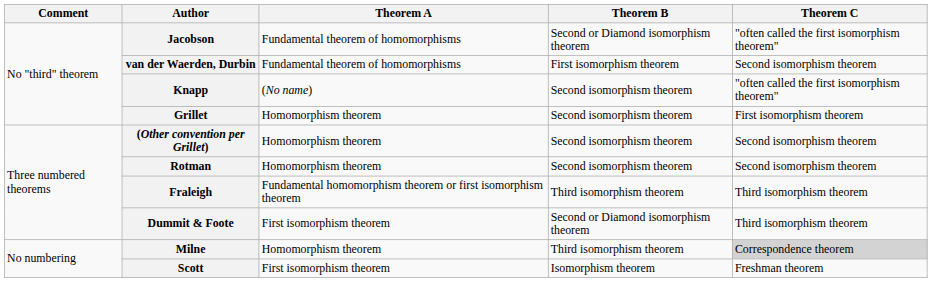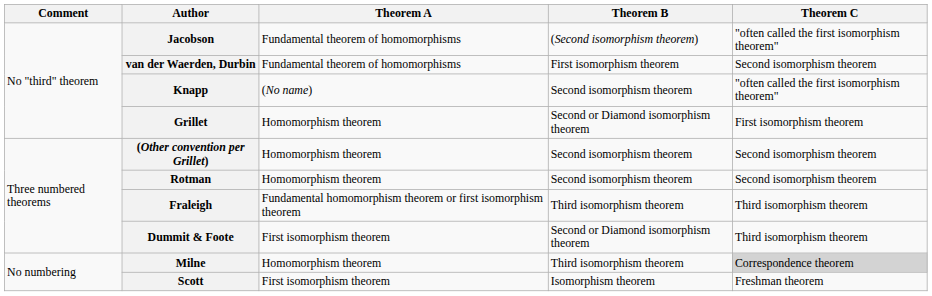(630, 39) Second or Diamond isomorphism theorem -> (625, 39) (Second isomorphism theorem)
(621, 115) Second isomorphism theorem -> (630, 122) Second or Diamond isomorphism theorem
